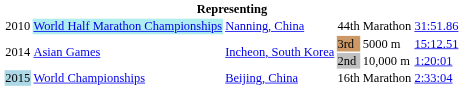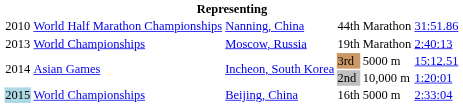(128, 26) paleturquoise background -> (128, 26) no background
+ row: (349, 43)
(387, 78) Marathon -> (382, 95) 5000 m
